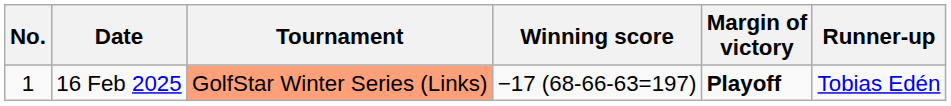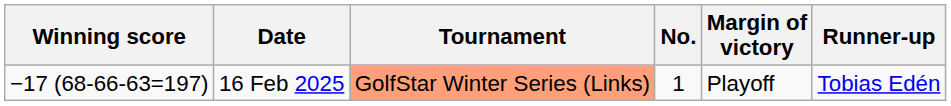columns swapped: (28, 35) <-> (597, 35)
(744, 83) bold -> (741, 83) normal
